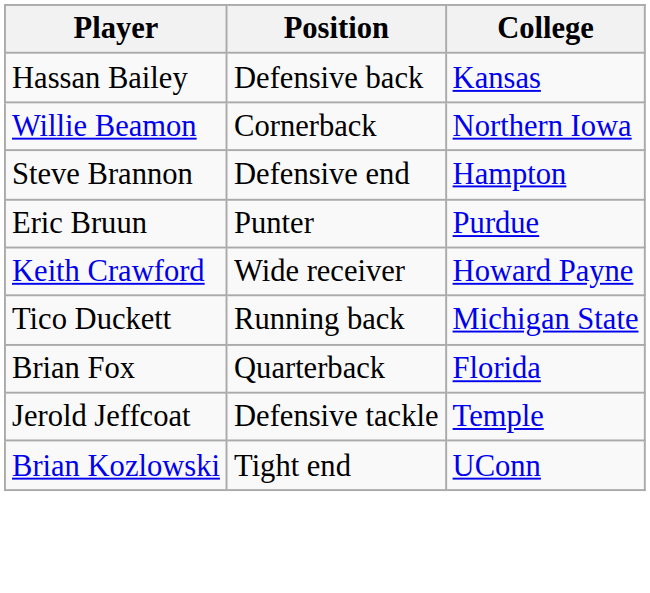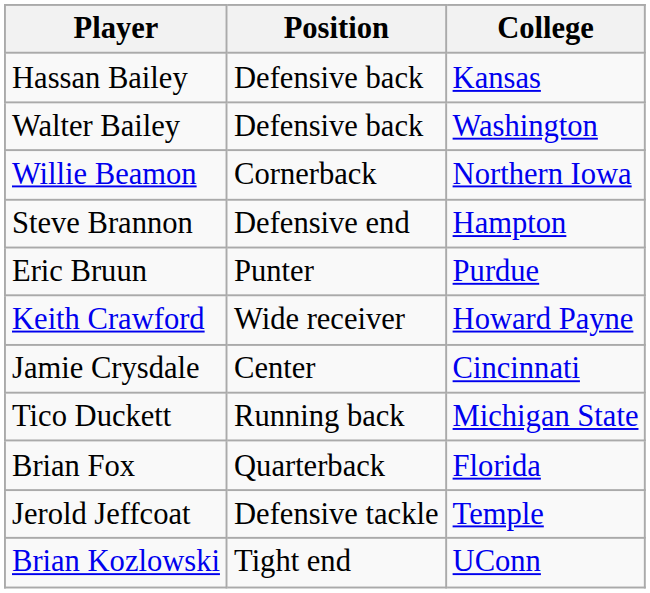+ row: (96, 125)
+ row: (106, 367)
